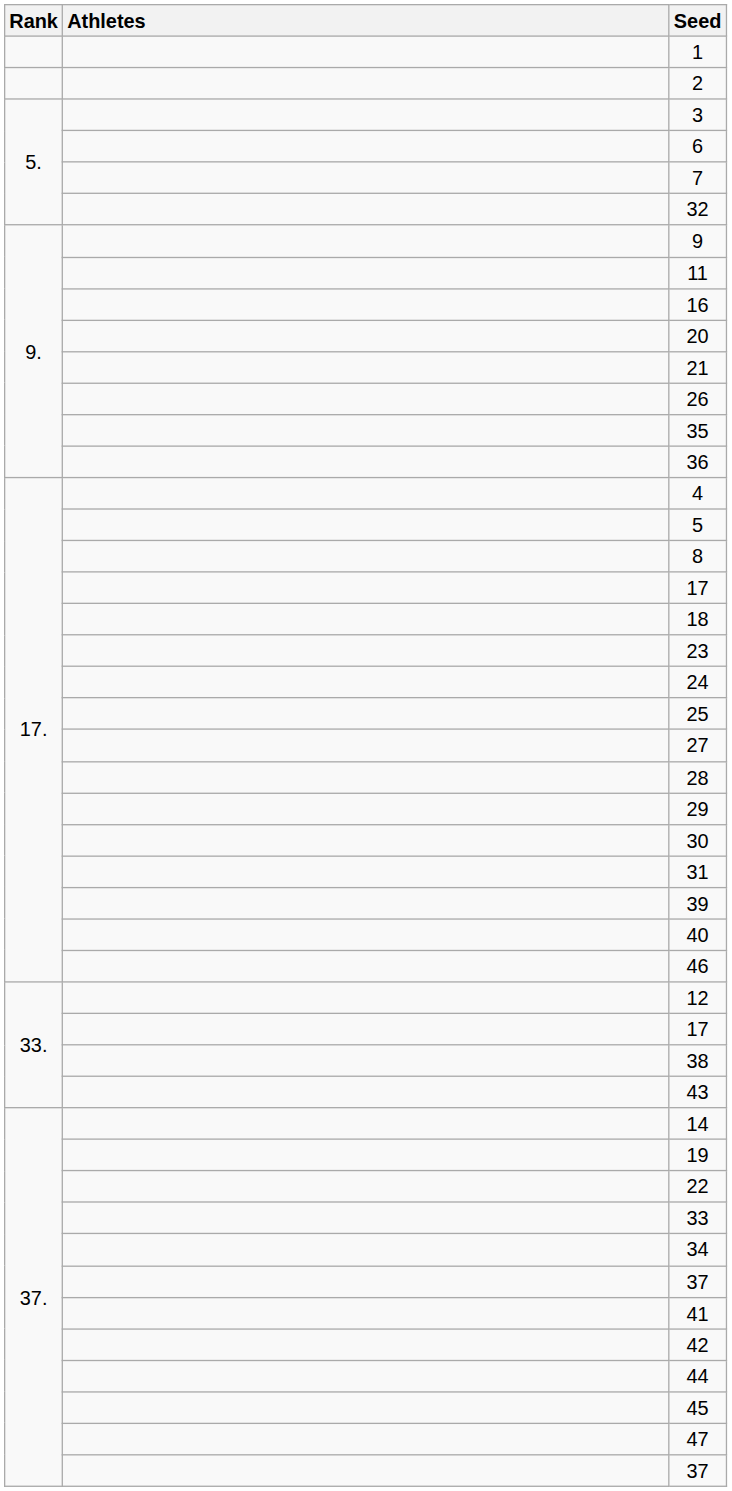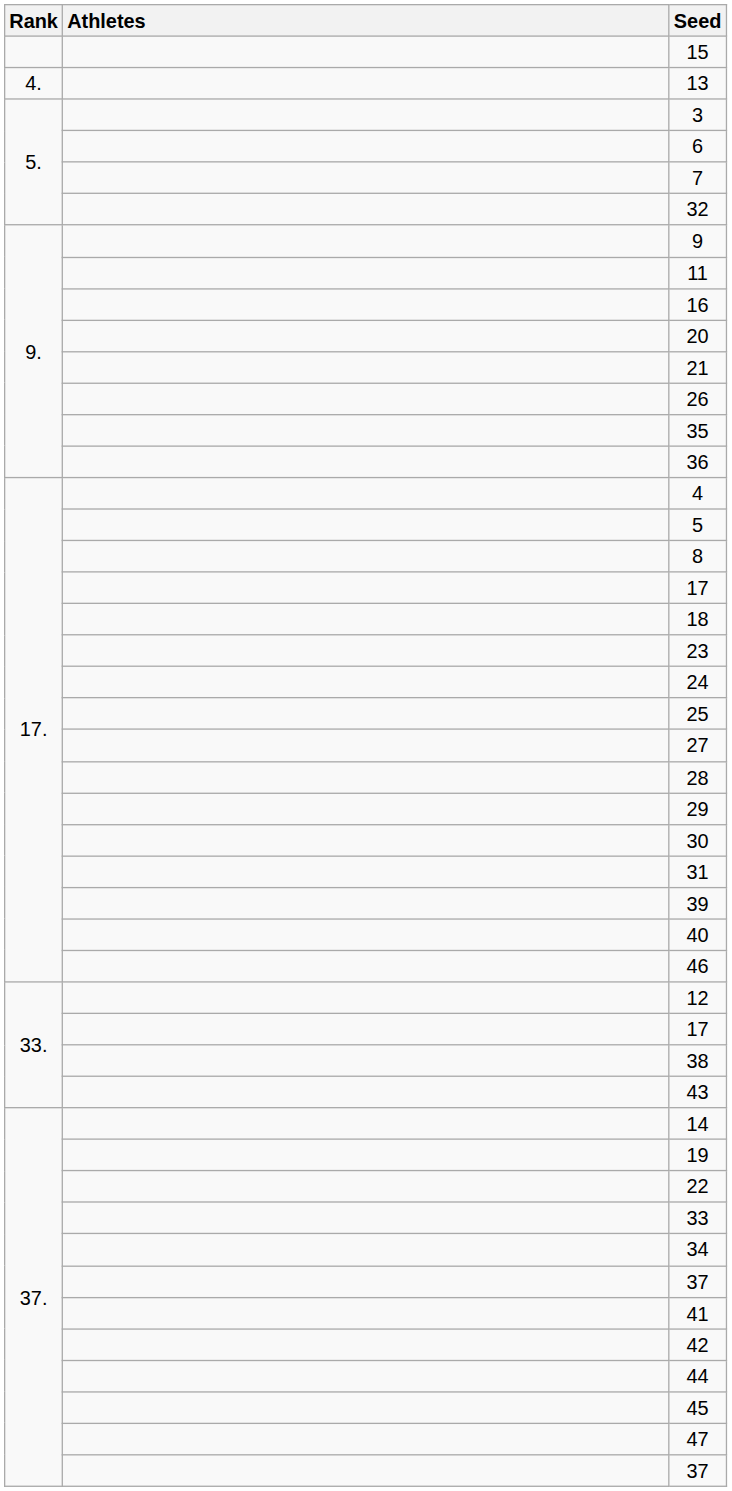- row: (34, 52)
+ row: (34, 52)
- row: (34, 84)
+ row: (34, 84)
